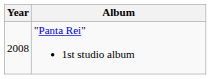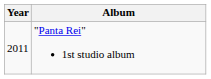(18, 48) 2008 -> (18, 48) 2011
